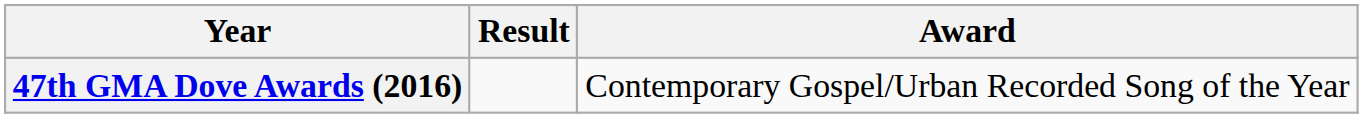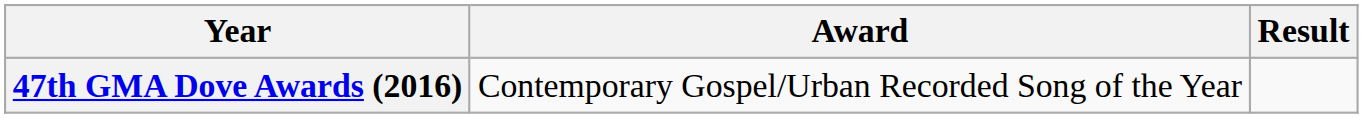columns swapped: (967, 31) <-> (524, 31)
